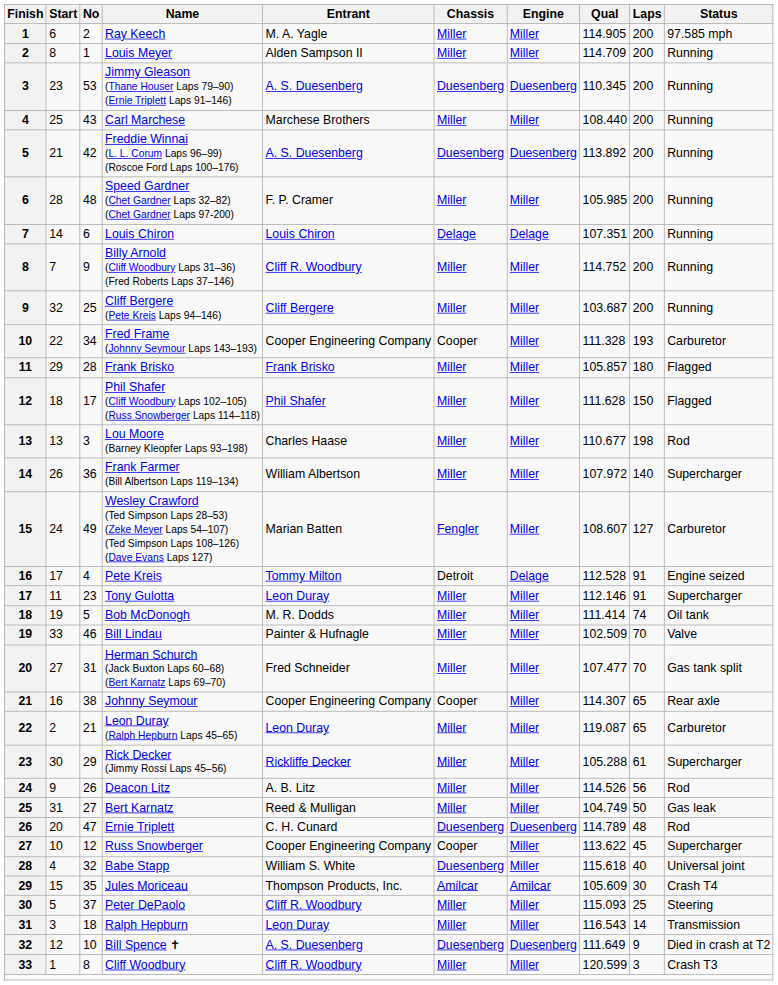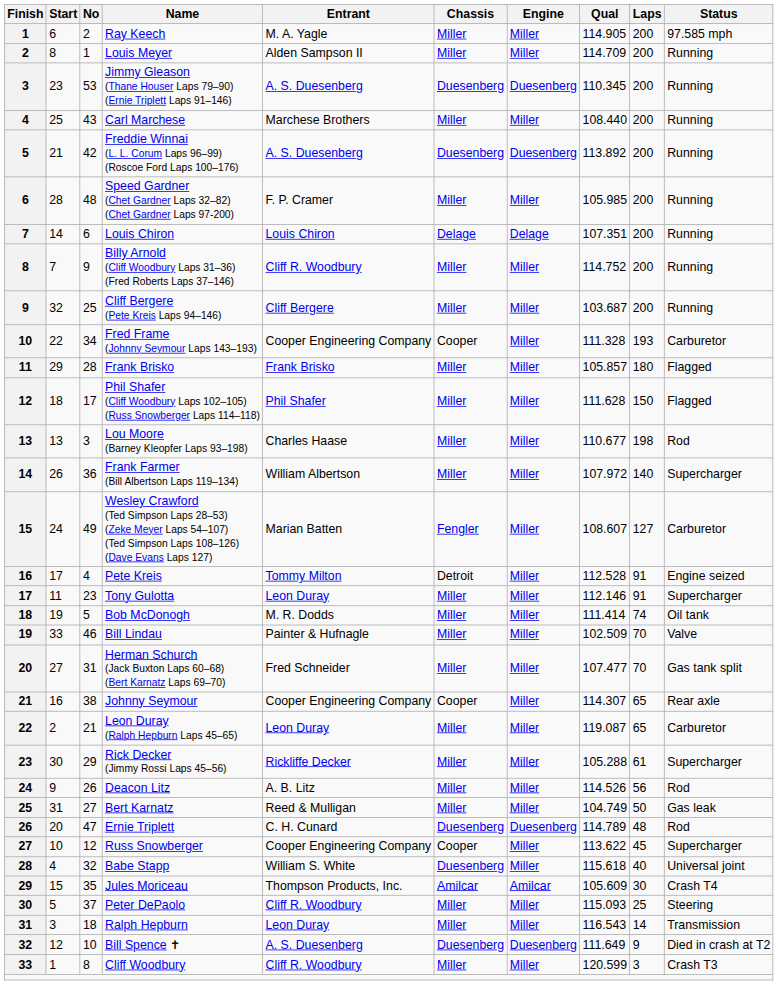(529, 576) Delage -> (524, 576) Miller
